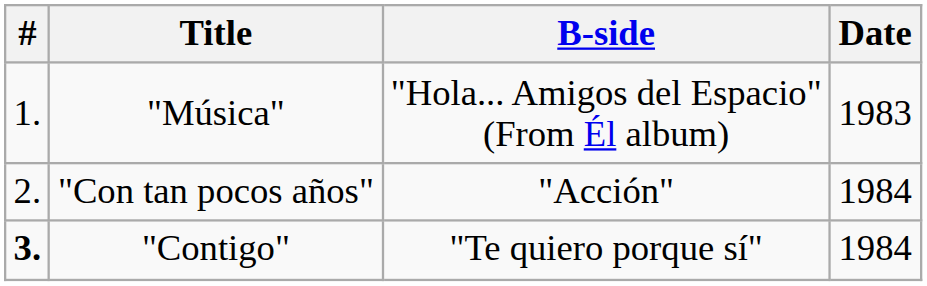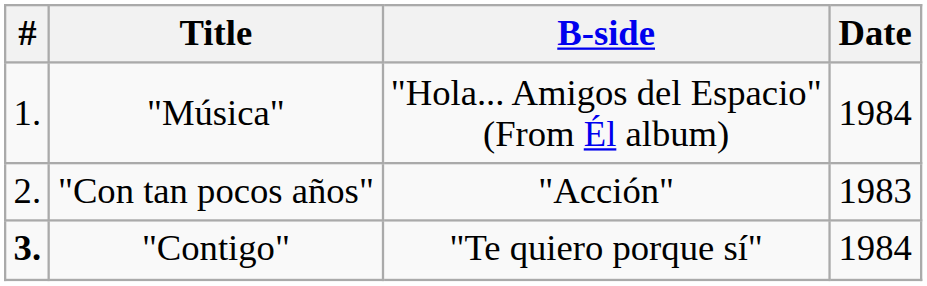(875, 112) 1983 -> (875, 112) 1984
(875, 190) 1984 -> (875, 190) 1983
